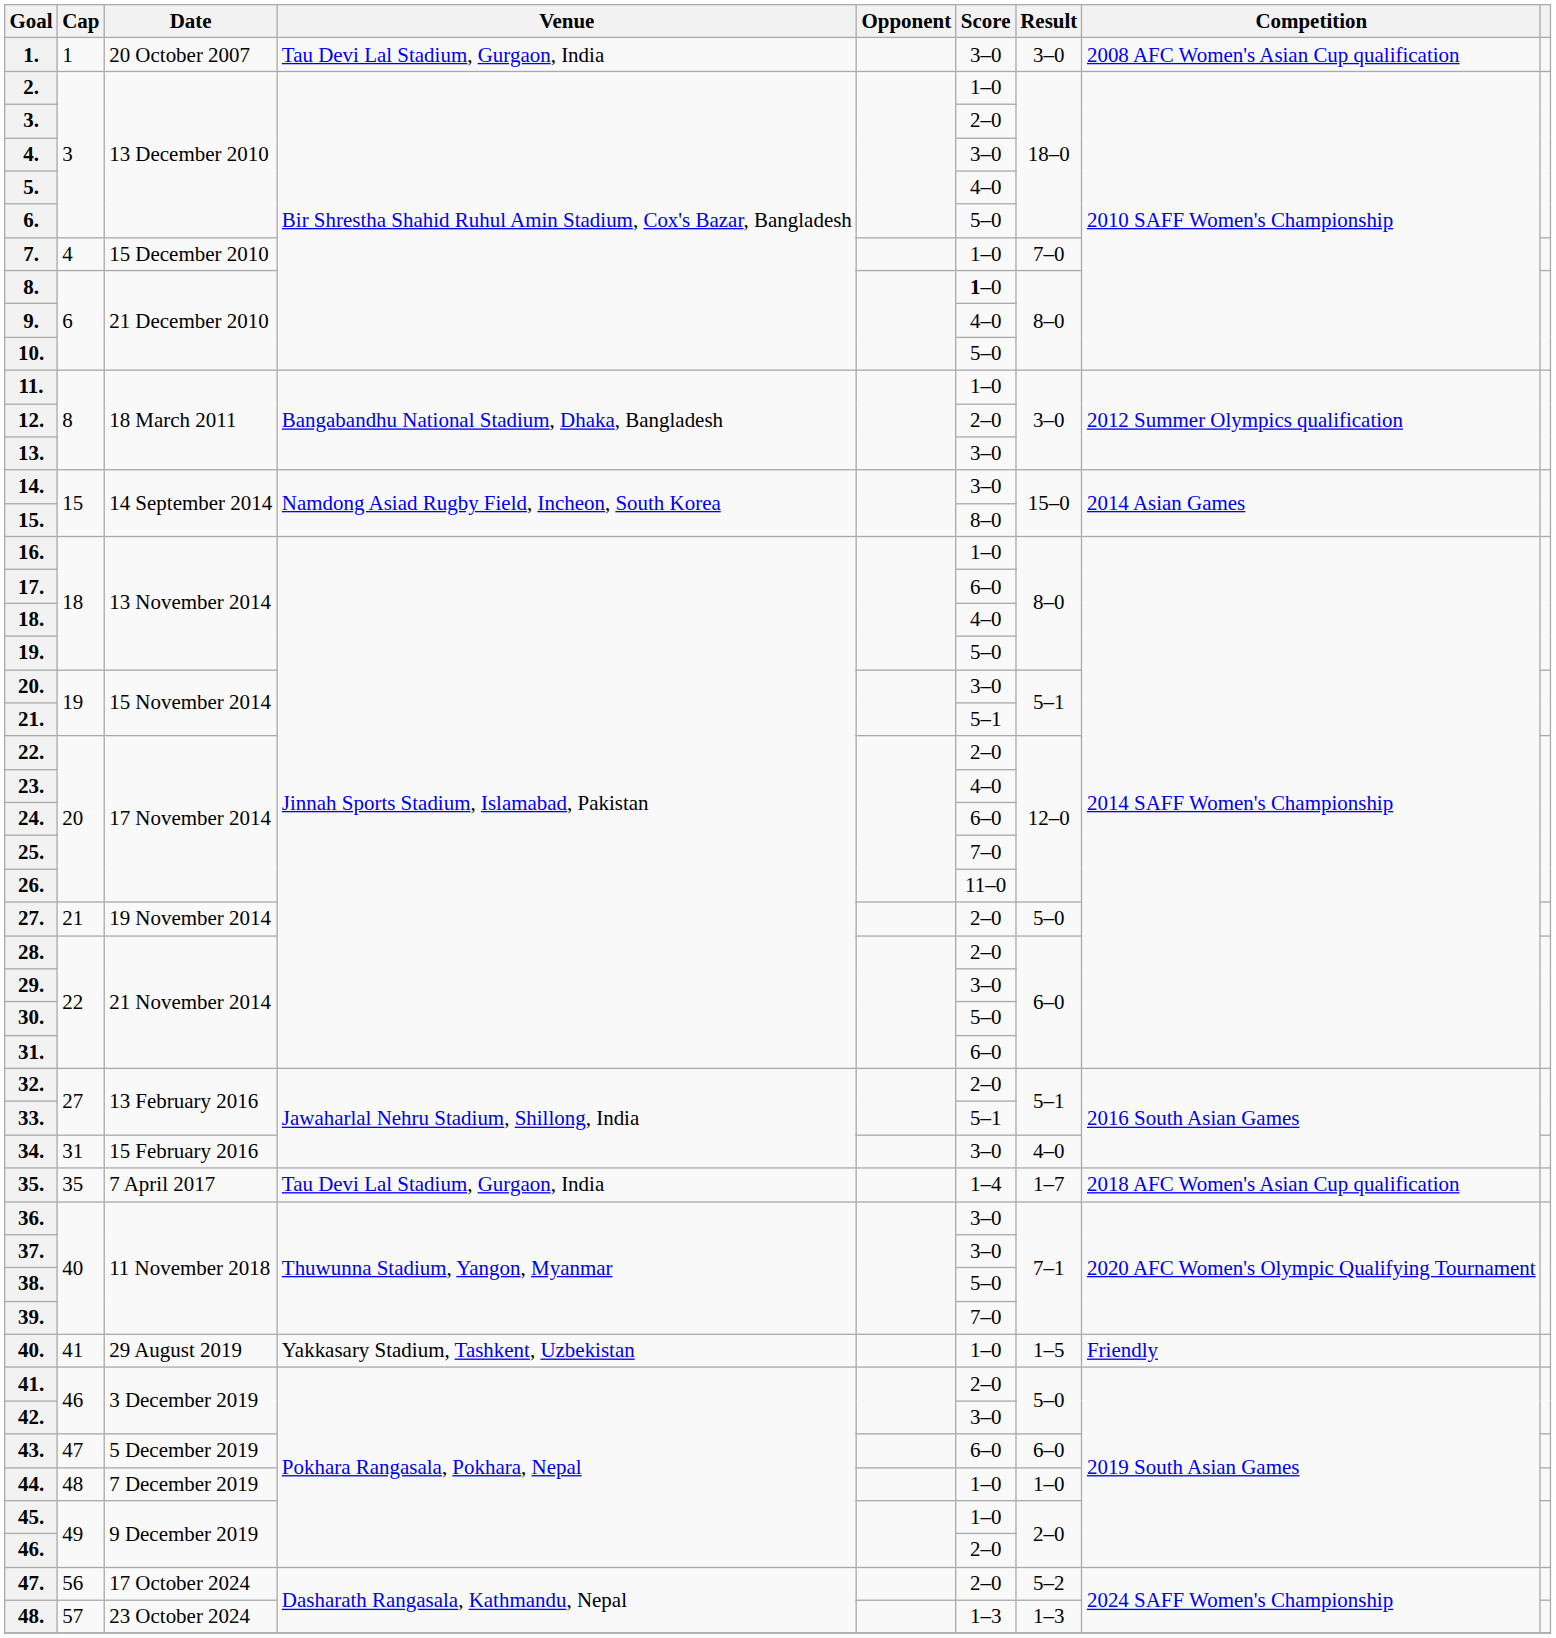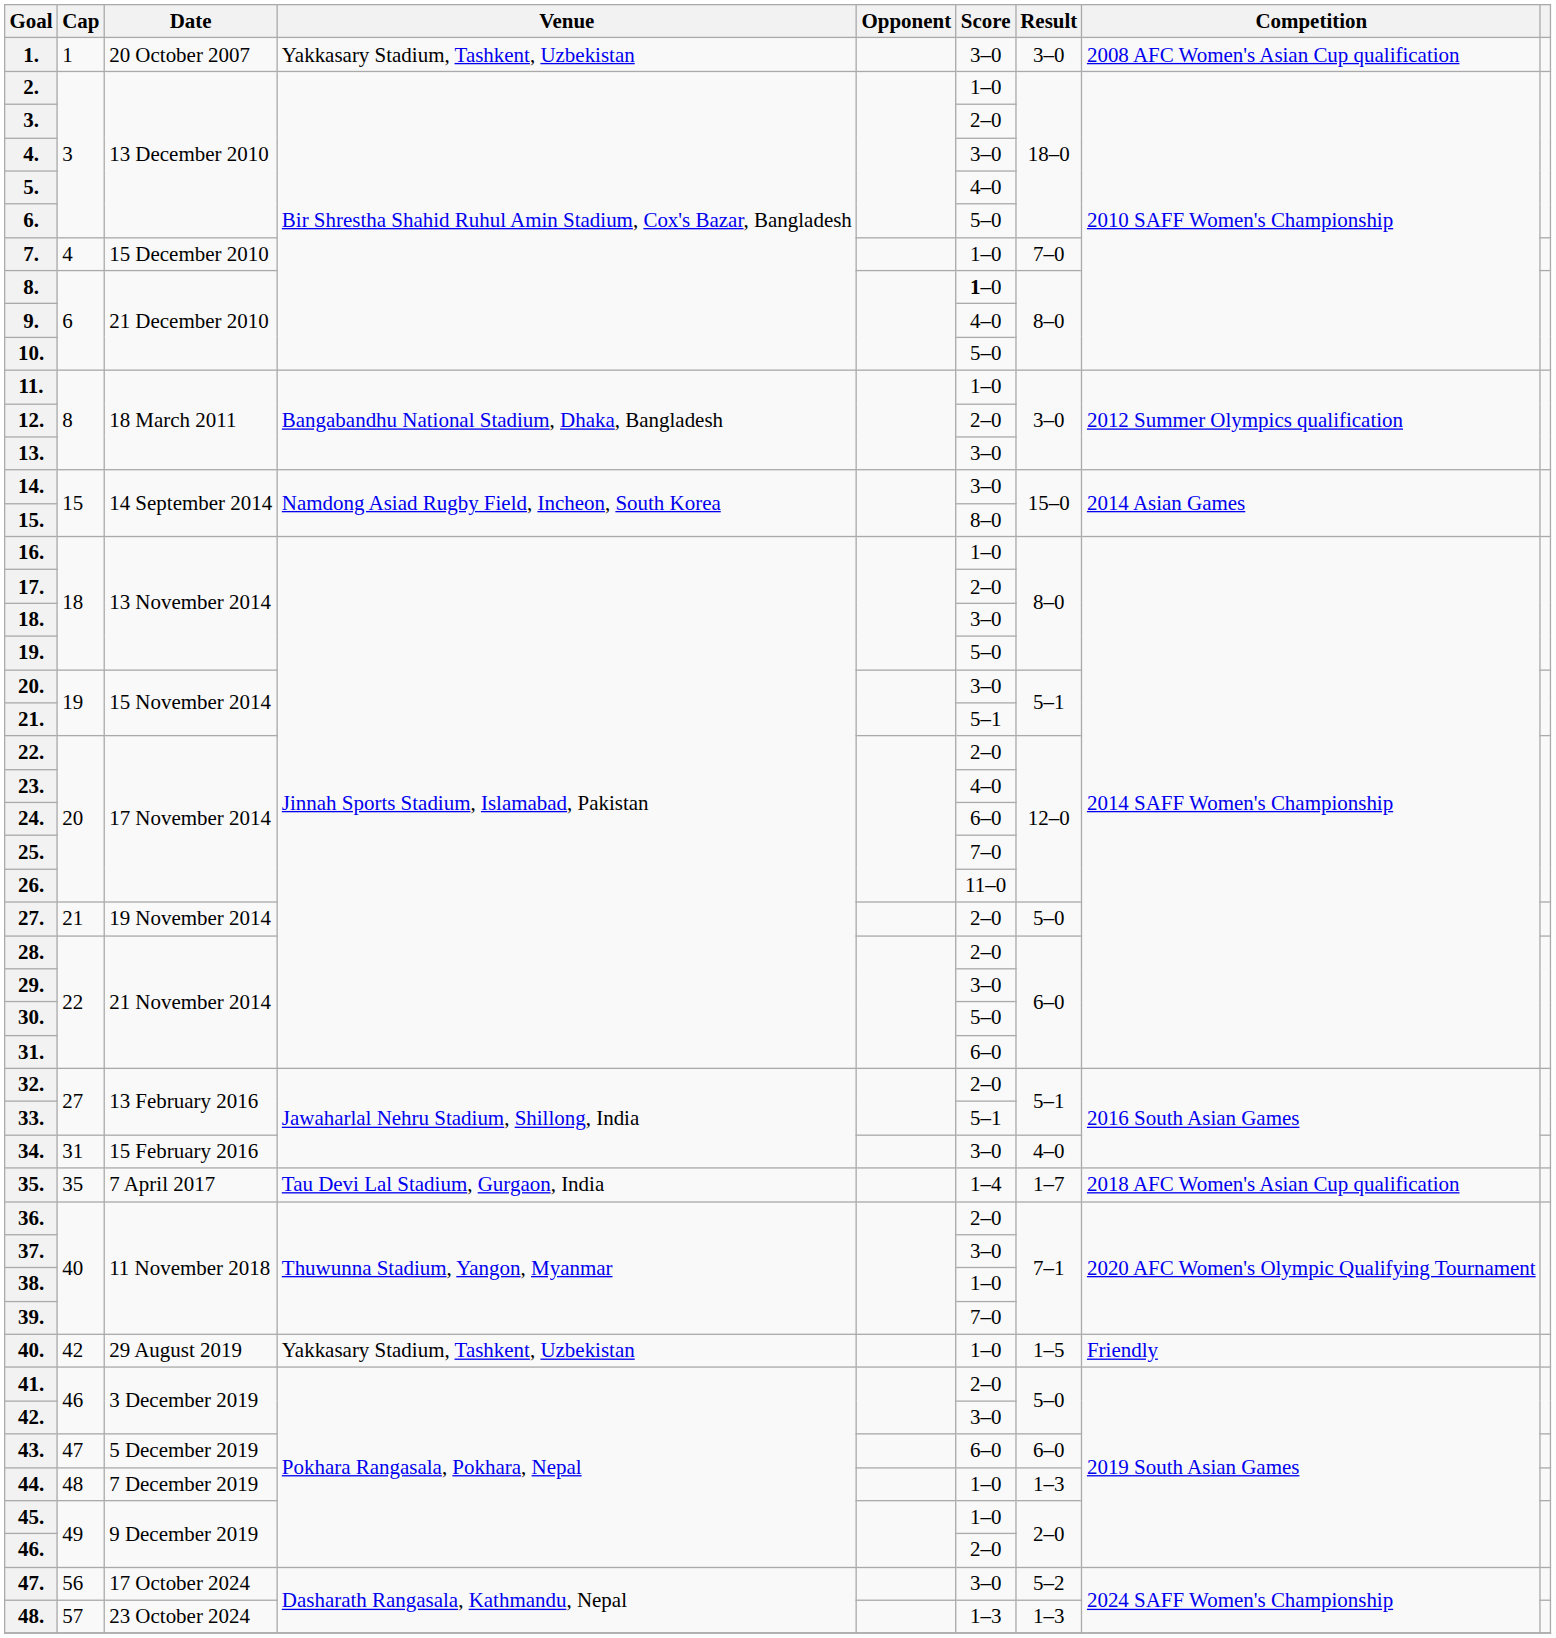(443, 54) Tau Devi Lal Stadium, Gurgaon, India -> (458, 54) Yakkasary Stadium, Tashkent, Uzbekistan
(986, 586) 6–0 -> (986, 586) 2–0
(986, 619) 4–0 -> (986, 619) 3–0
(986, 1217) 3–0 -> (986, 1217) 2–0
(986, 1284) 5–0 -> (986, 1284) 1–0
(73, 1350) 41 -> (73, 1350) 42
(1049, 1483) 1–0 -> (1049, 1483) 1–3
(986, 1583) 2–0 -> (986, 1583) 3–0
